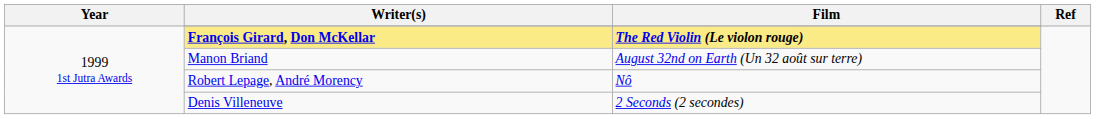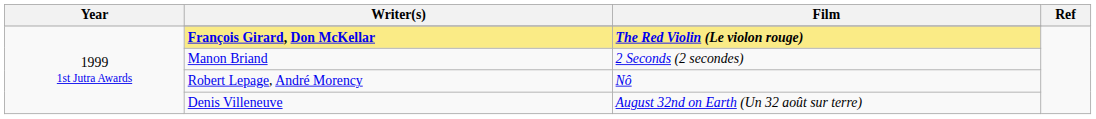(739, 59) August 32nd on Earth (Un 32 août sur terre) -> (680, 59) 2 Seconds (2 secondes)
(680, 102) 2 Seconds (2 secondes) -> (739, 102) August 32nd on Earth (Un 32 août sur terre)
